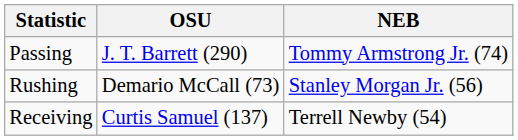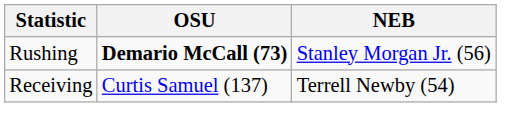- row: (41, 53)
(191, 85) normal -> (195, 53) bold
